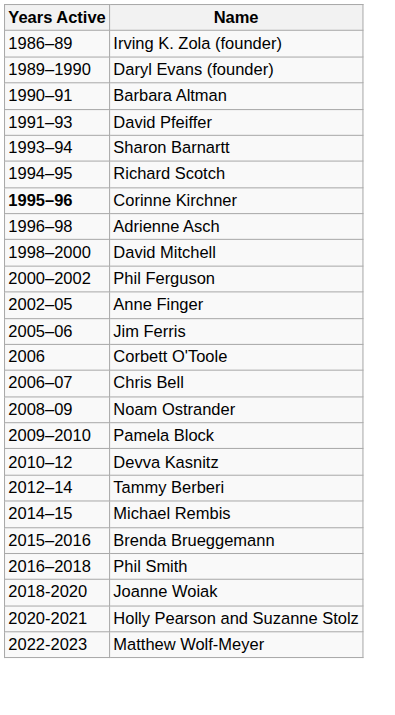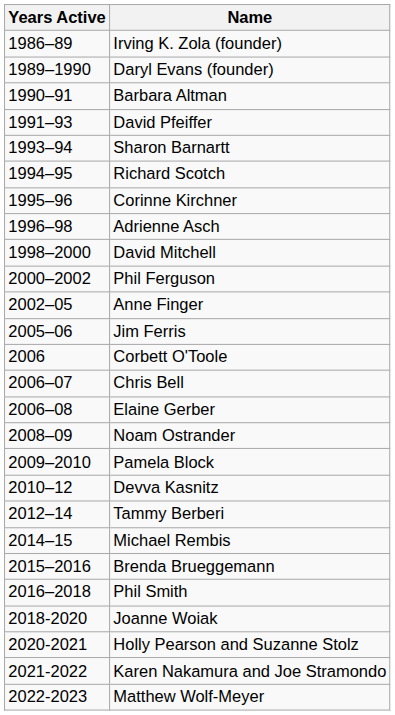(40, 200) bold -> (40, 200) normal
+ row: (164, 409)
+ row: (250, 670)
